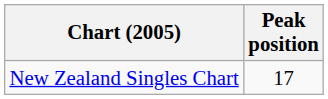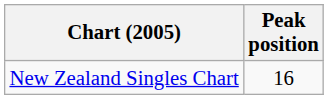(284, 77) 17 -> (284, 77) 16
